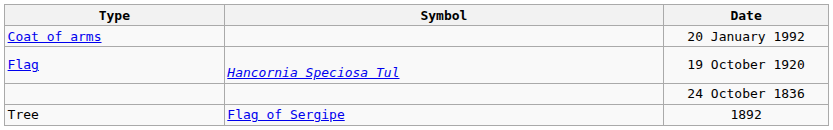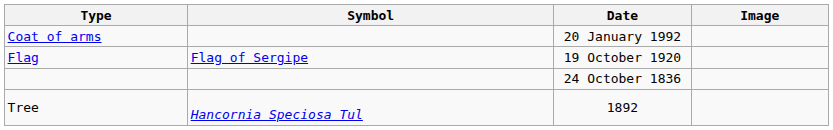+ column: (760, 15)
(313, 72) Hancornia Speciosa Tul -> (249, 57) Flag of Sergipe
(286, 115) Flag of Sergipe -> (277, 115) Hancornia Speciosa Tul
